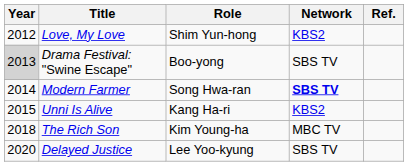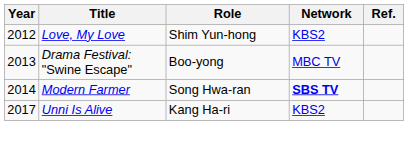(22, 62) lightgrey background -> (22, 62) no background
(315, 62) SBS TV -> (316, 62) MBC TV
(22, 110) 2015 -> (22, 110) 2017
- row: (81, 130)
- row: (87, 150)
